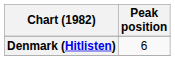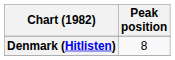(144, 45) 6 -> (144, 45) 8
